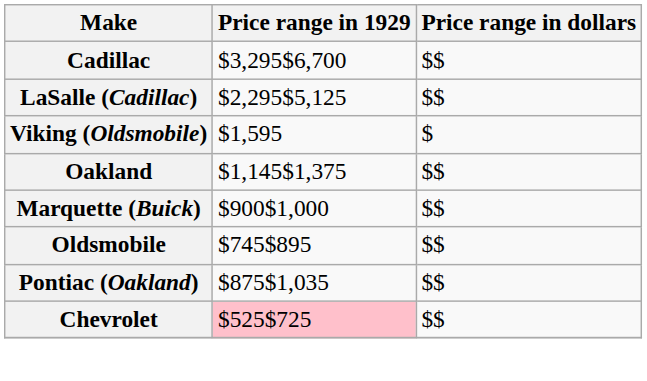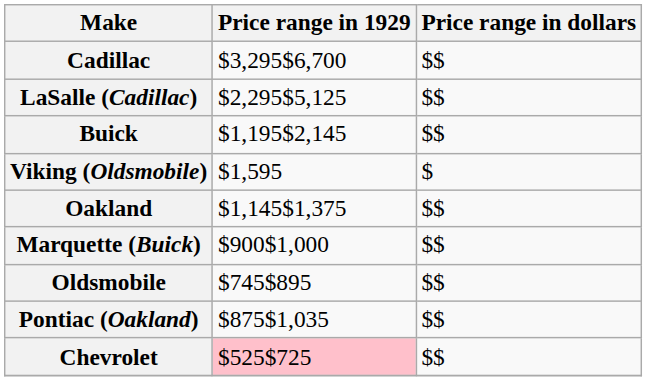+ row: (109, 134)
